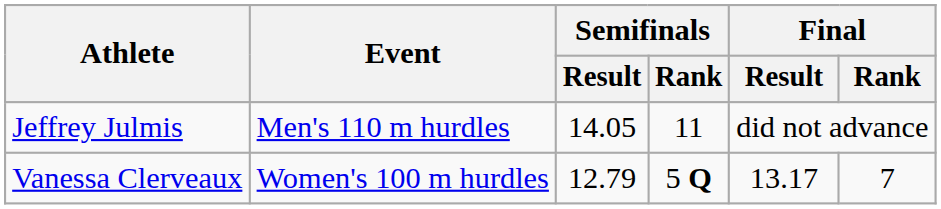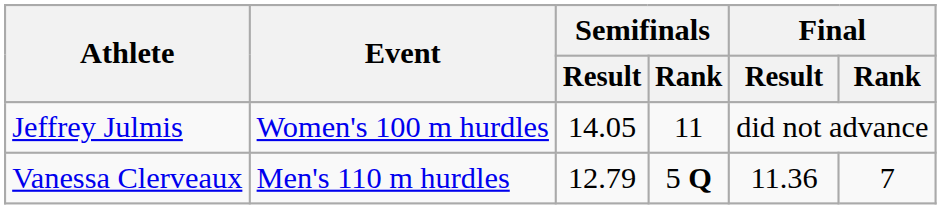(383, 127) Men's 110 m hurdles -> (403, 127) Women's 100 m hurdles
(403, 177) Women's 100 m hurdles -> (383, 177) Men's 110 m hurdles
(784, 177) 13.17 -> (784, 177) 11.36
